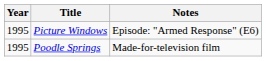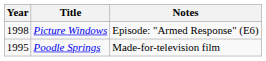(18, 30) 1995 -> (18, 30) 1998
